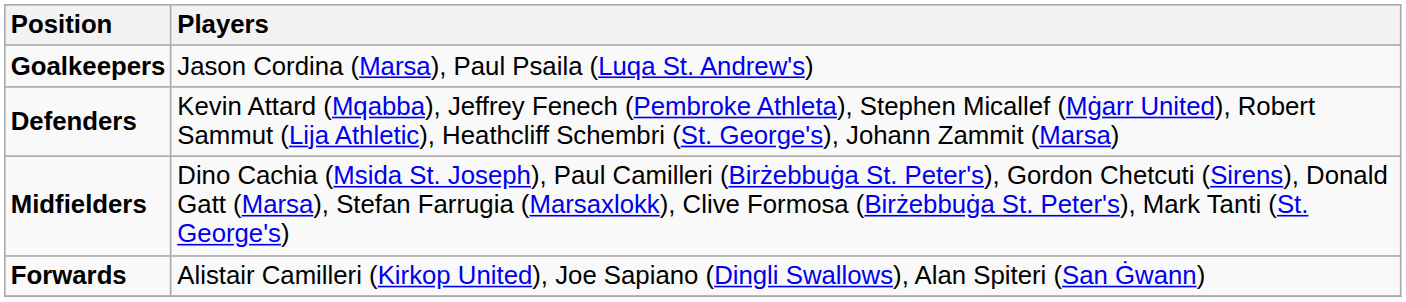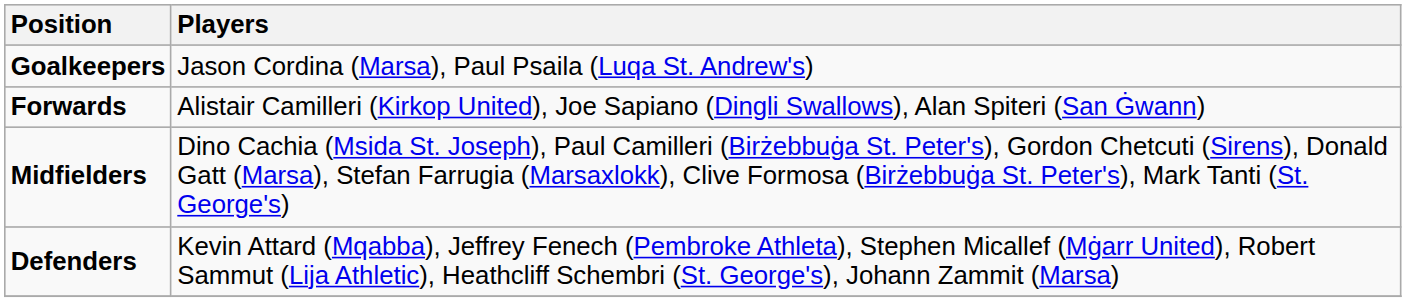rows swapped: (74, 121) <-> (69, 275)
